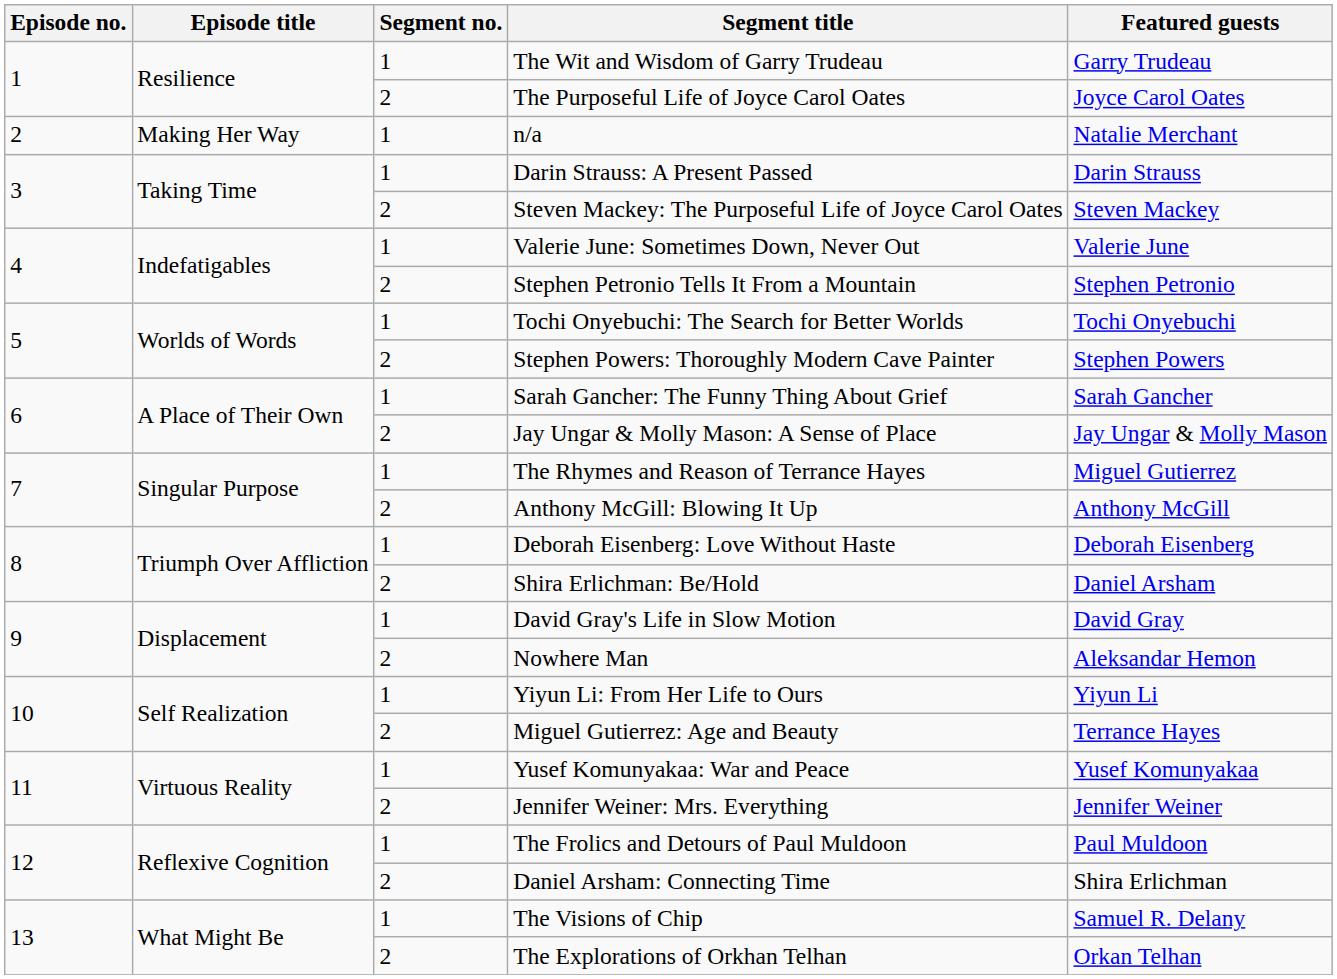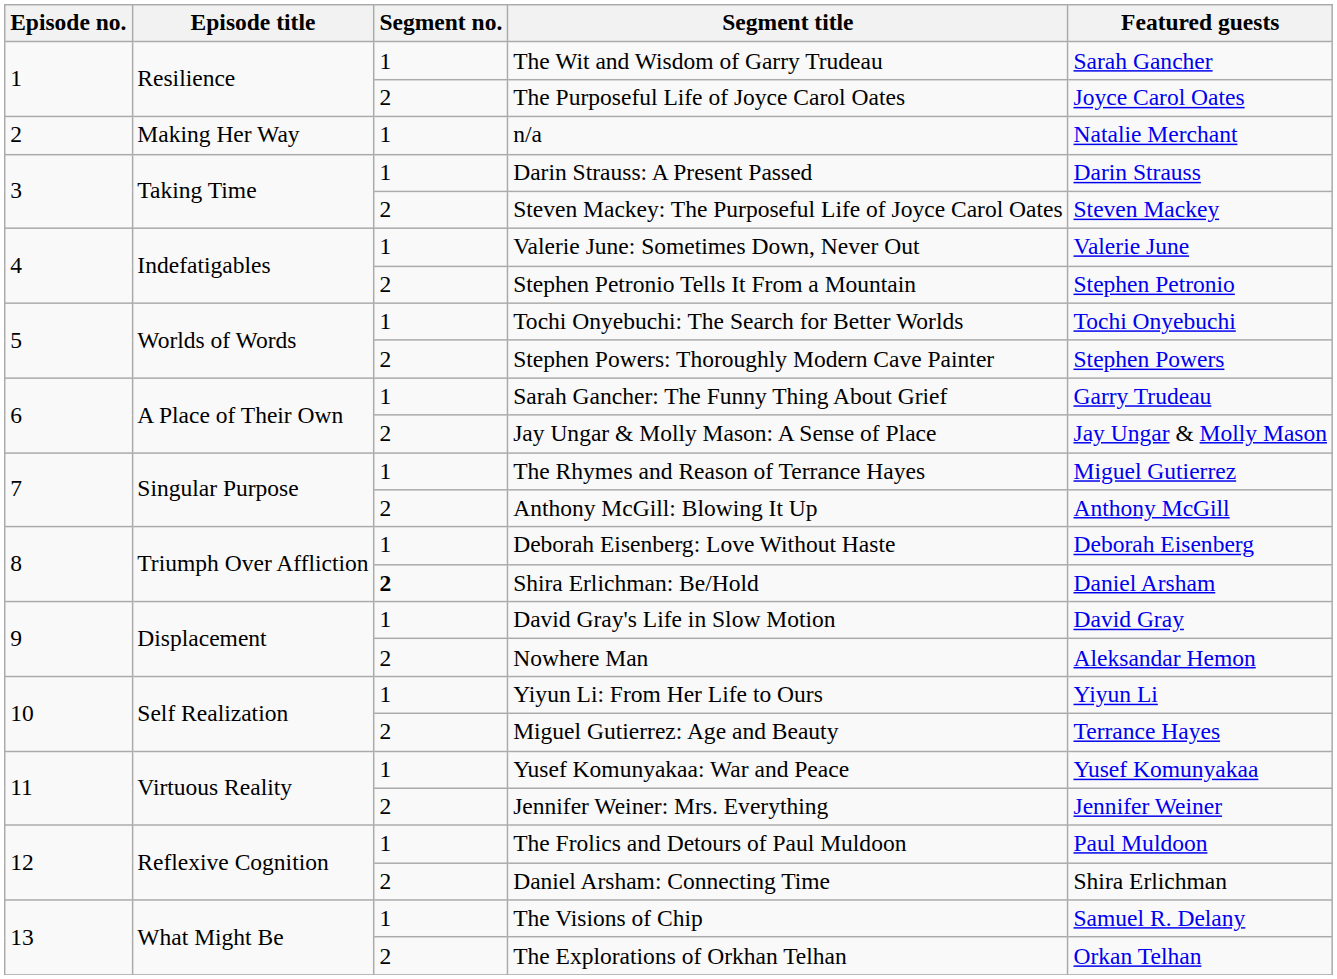(1142, 60) Garry Trudeau -> (1143, 60) Sarah Gancher
(1143, 396) Sarah Gancher -> (1142, 396) Garry Trudeau
(385, 582) normal -> (385, 582) bold
